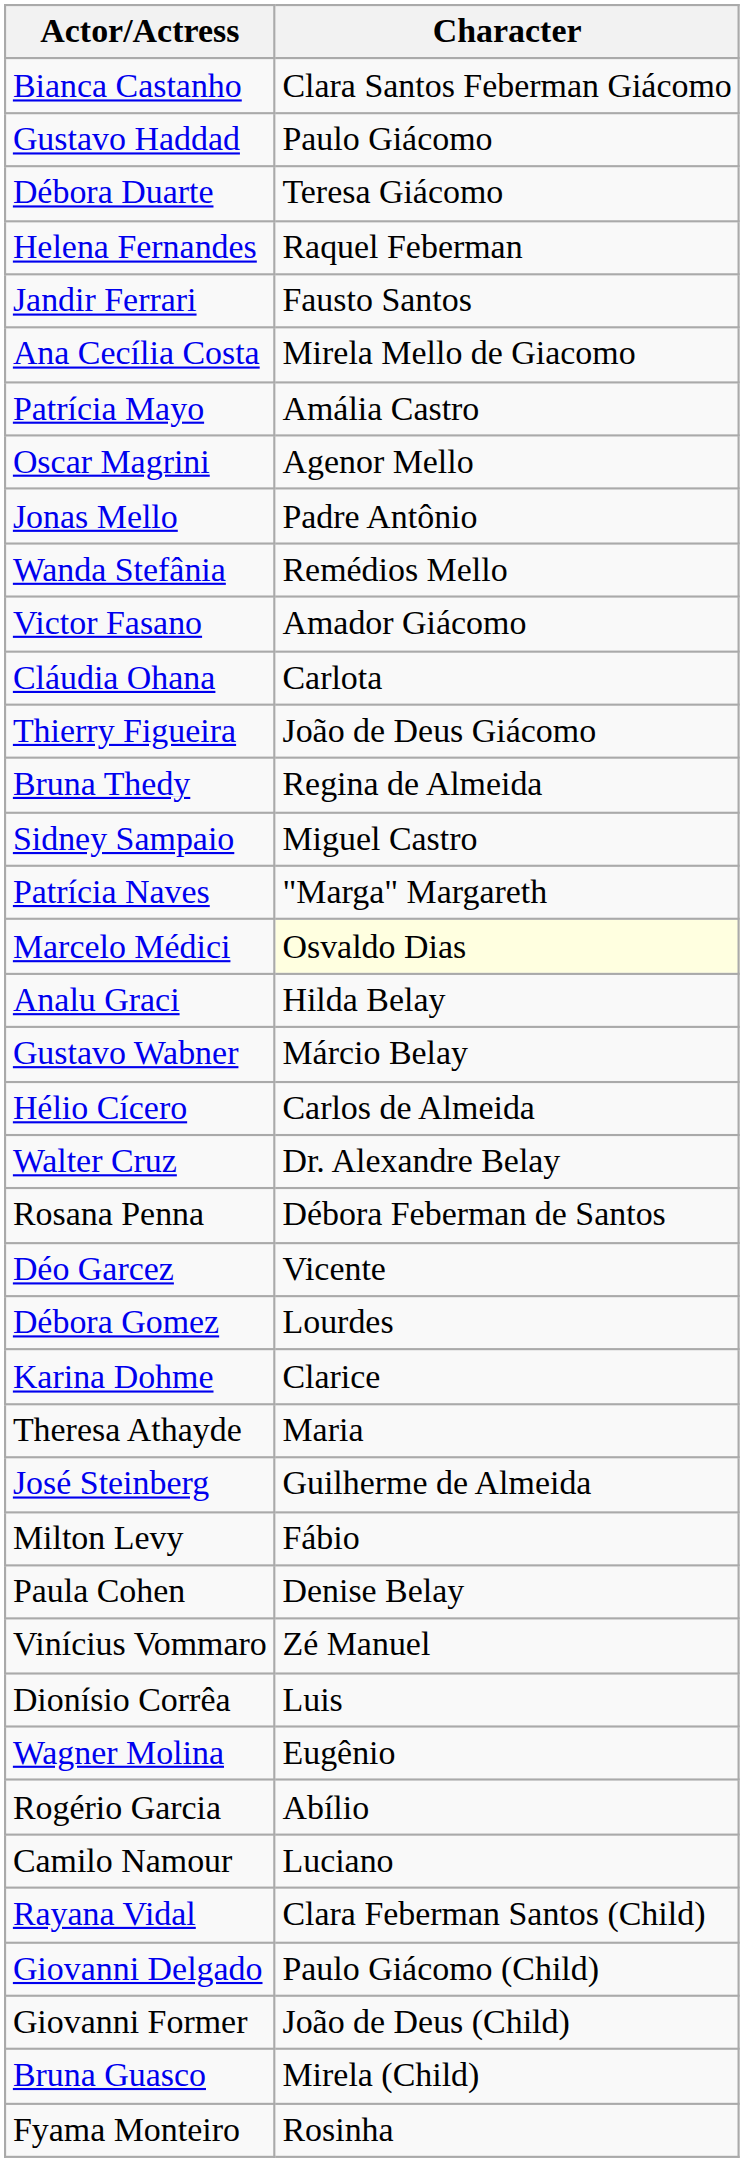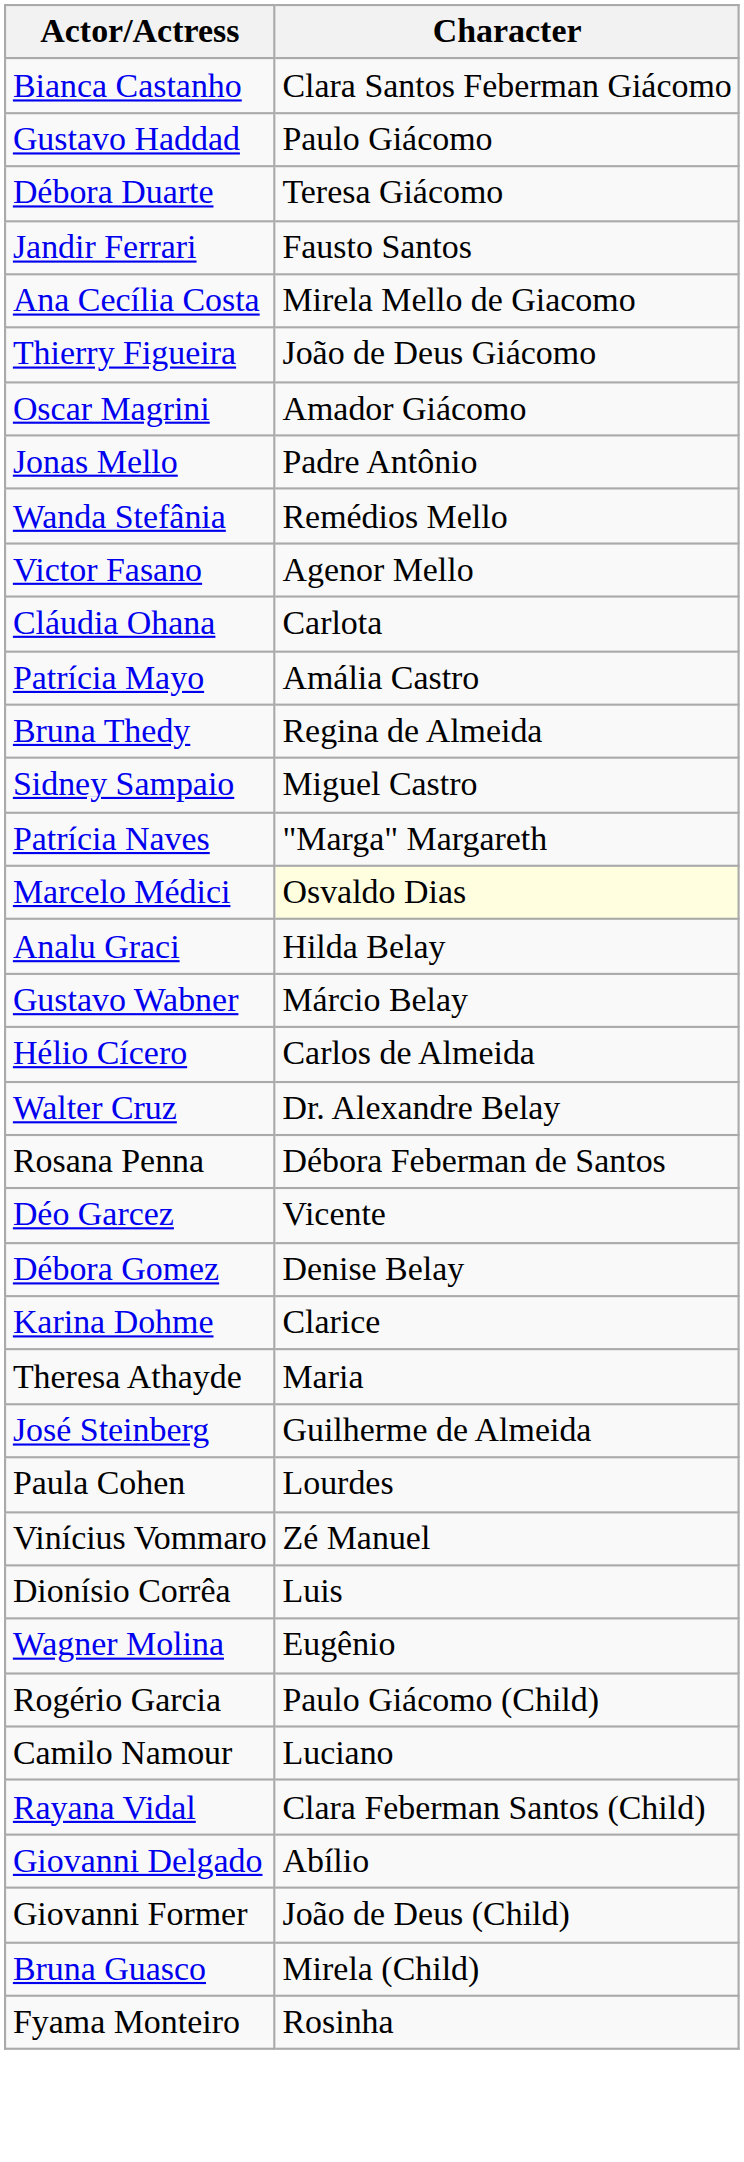- row: (135, 246)
rows swapped: (124, 730) <-> (108, 407)
(378, 461) Agenor Mello -> (404, 407) Amador Giácomo
(404, 623) Amador Giácomo -> (378, 569) Agenor Mello
(338, 1322) Lourdes -> (373, 1268) Denise Belay
- row: (98, 1537)
(373, 1591) Denise Belay -> (338, 1483) Lourdes
(326, 1806) Abílio -> (441, 1699) Paulo Giácomo (Child)
(441, 1968) Paulo Giácomo (Child) -> (326, 1860) Abílio
